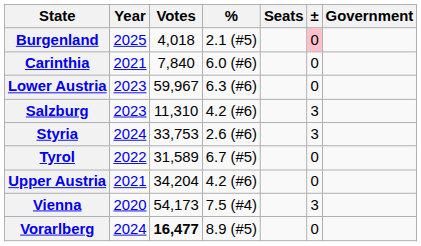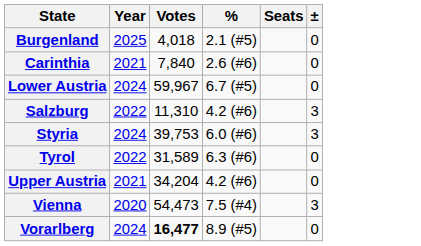- column: (369, 16)
(315, 39) pink background -> (315, 39) no background
(231, 63) 6.0 (#6) -> (231, 63) 2.6 (#6)
(130, 87) 2023 -> (130, 87) 2024
(231, 87) 6.3 (#6) -> (231, 87) 6.7 (#5)
(130, 110) 2023 -> (130, 110) 2022
(176, 134) 33,753 -> (176, 134) 39,753
(231, 134) 2.6 (#6) -> (231, 134) 6.0 (#6)
(231, 157) 6.7 (#5) -> (231, 157) 6.3 (#6)
(176, 205) 54,173 -> (176, 205) 54,473
